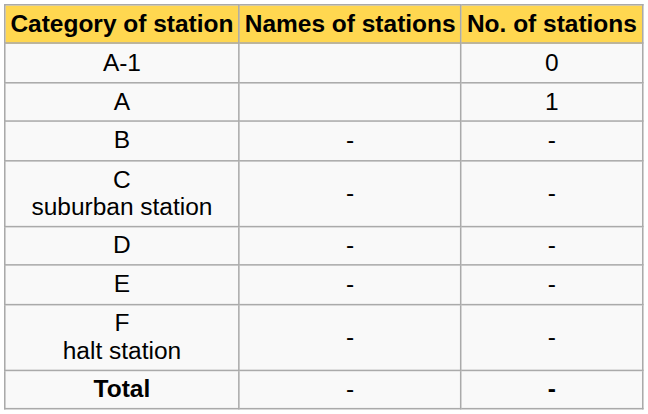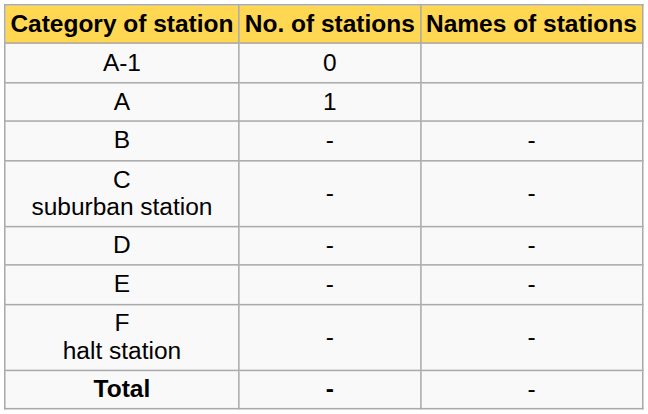columns swapped: (552, 23) <-> (350, 23)
